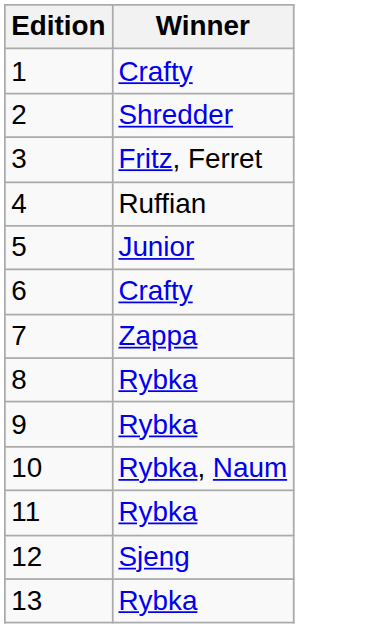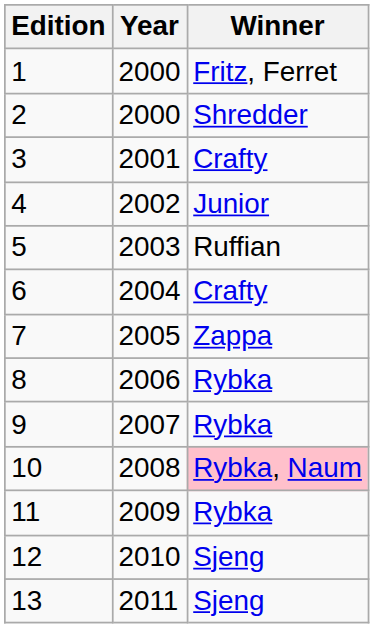+ column: (149, 26)
(156, 70) Crafty -> (265, 70) Fritz, Ferret
(190, 159) Fritz, Ferret -> (230, 159) Crafty
(162, 203) Ruffian -> (231, 203) Junior
(156, 247) Junior -> (237, 247) Ruffian
(203, 468) no background -> (278, 468) pink background
(158, 600) Rybka -> (229, 600) Sjeng
